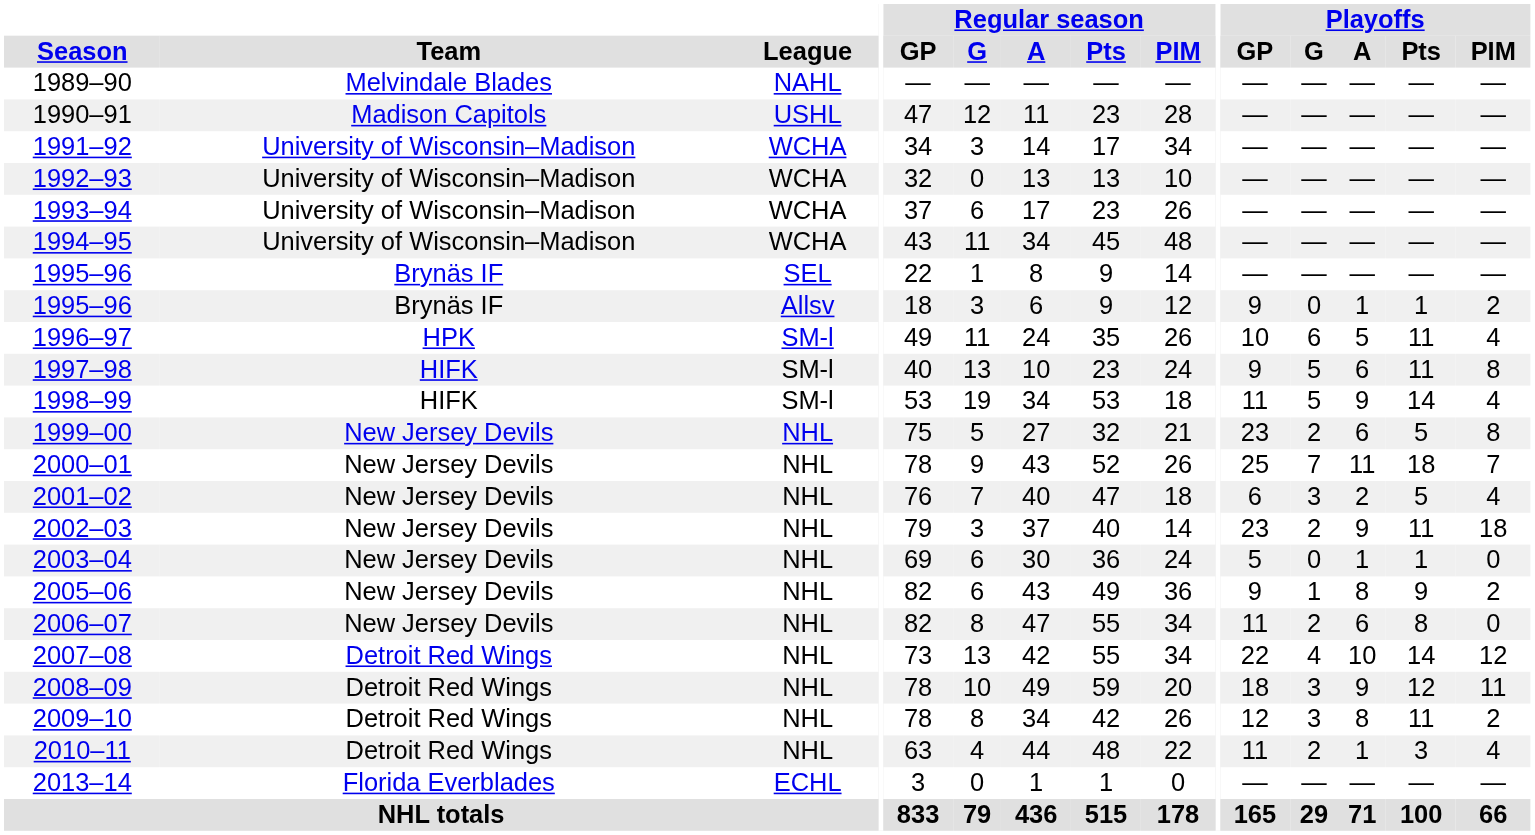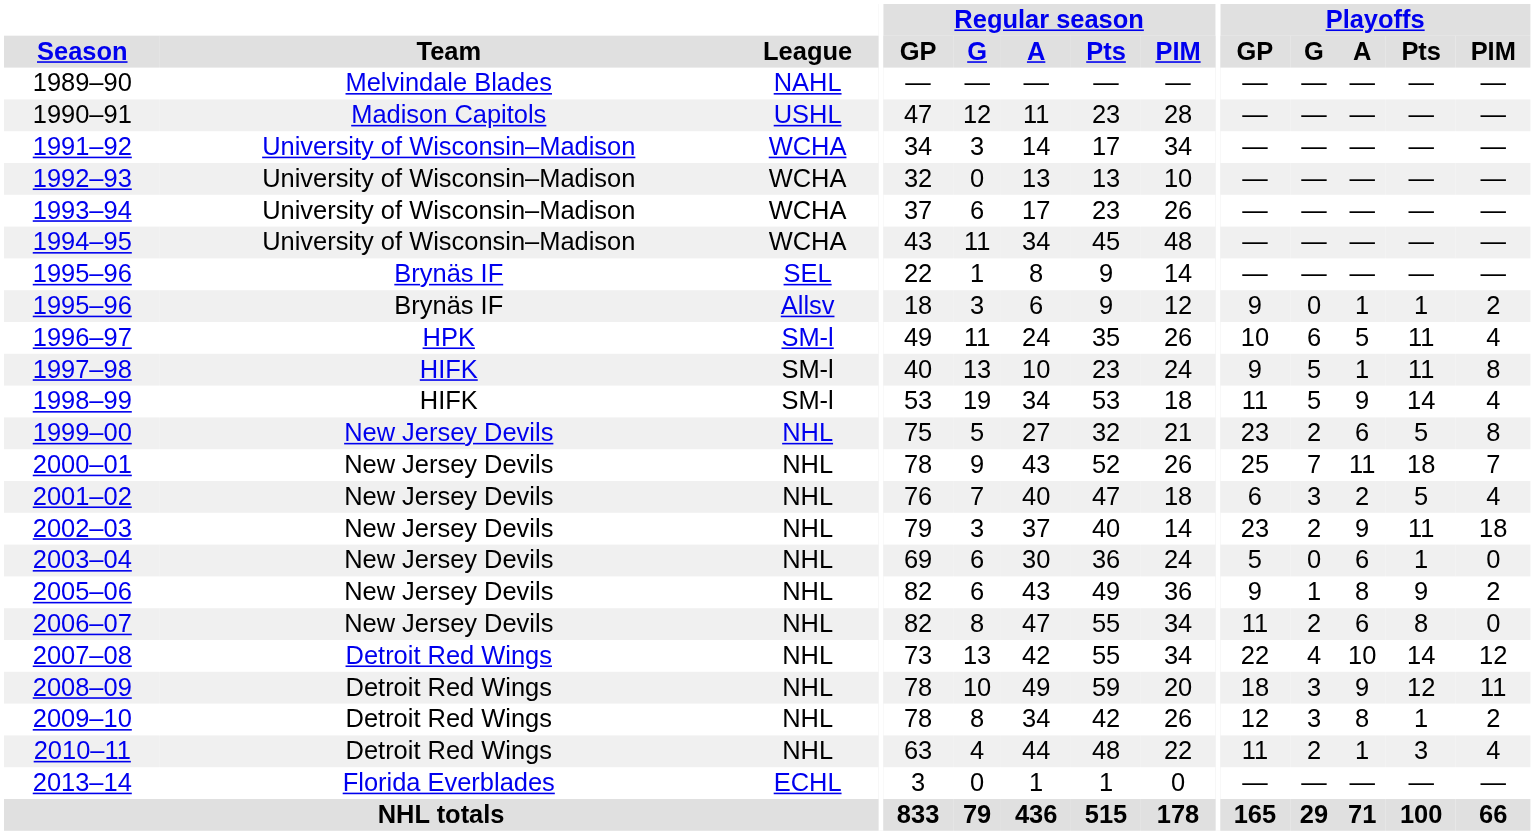(1362, 369) 6 -> (1362, 369) 1
(1362, 560) 1 -> (1362, 560) 6
(1421, 719) 11 -> (1421, 719) 1
